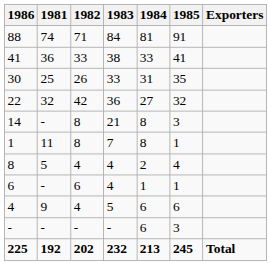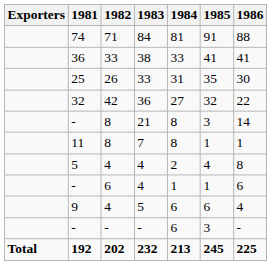columns swapped: (235, 15) <-> (21, 15)
